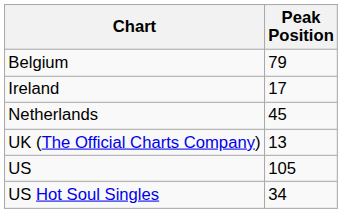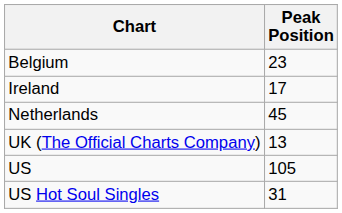(277, 62) 79 -> (277, 62) 23
(277, 194) 34 -> (277, 194) 31
